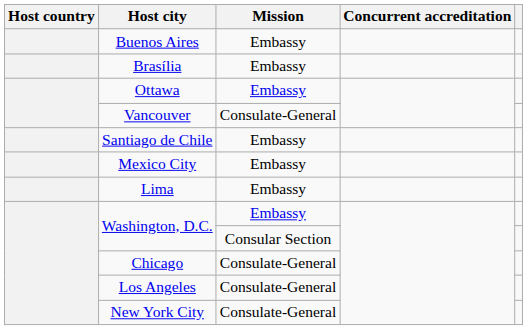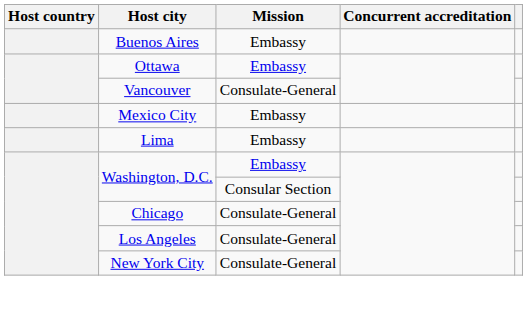- row: (157, 66)
- row: (157, 139)
